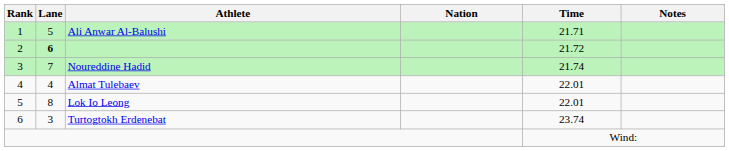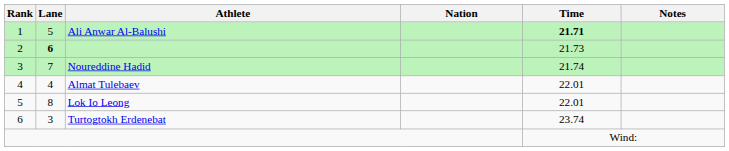(572, 31) normal -> (572, 31) bold
(572, 48) 21.72 -> (572, 48) 21.73
